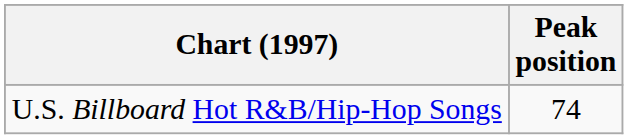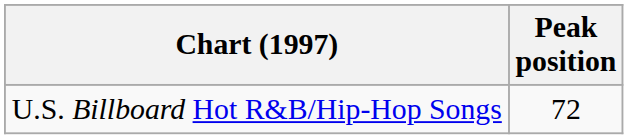(566, 108) 74 -> (566, 108) 72
